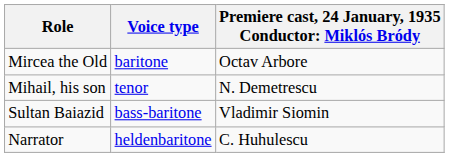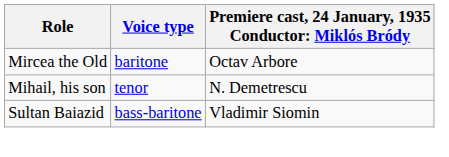- row: (36, 139)
